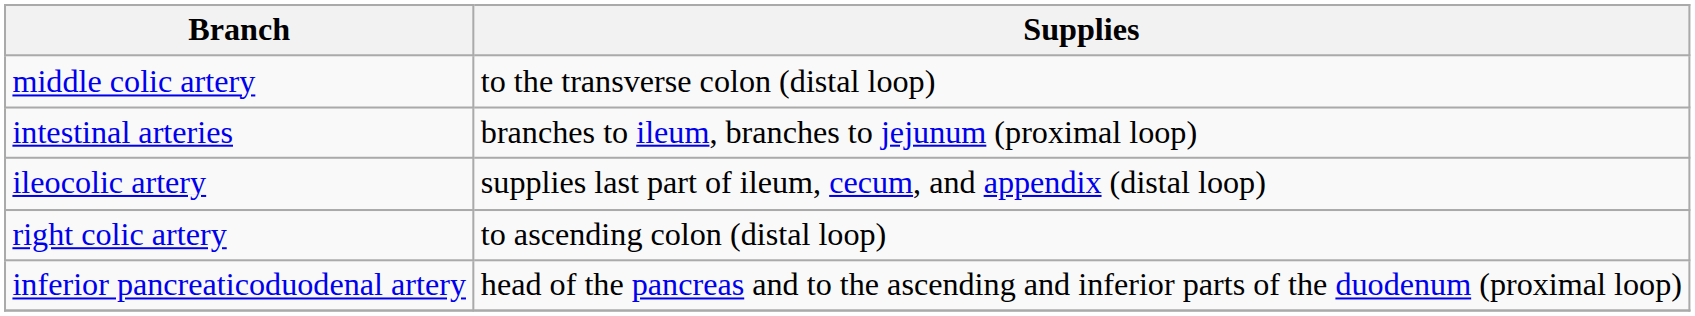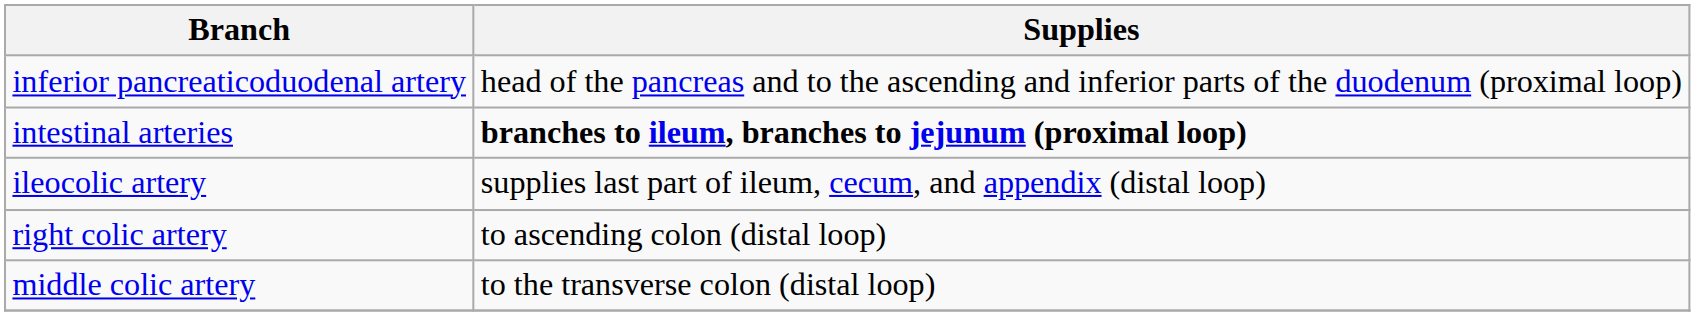rows swapped: (239, 285) <-> (134, 81)
(839, 132) normal -> (864, 132) bold
